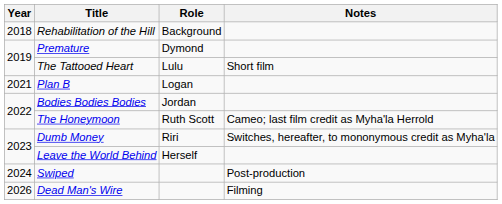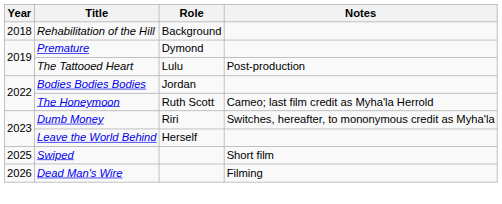(250, 66) Short film -> (266, 66) Post-production
- row: (54, 84)
(19, 173) 2024 -> (19, 155) 2025
(266, 173) Post-production -> (250, 155) Short film
